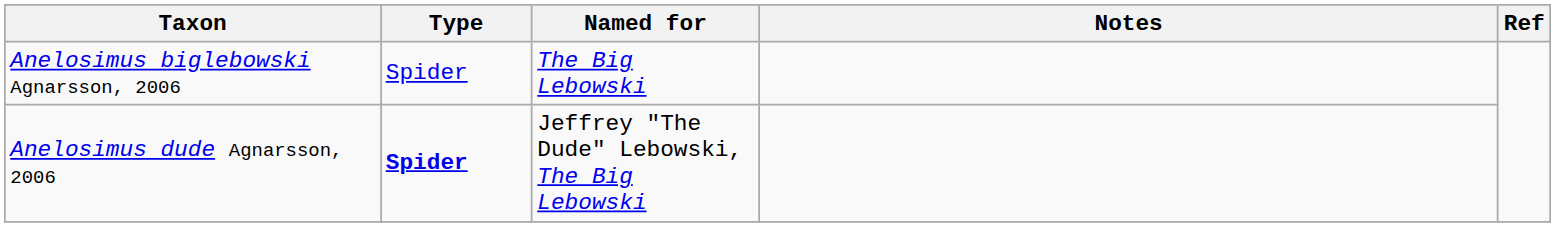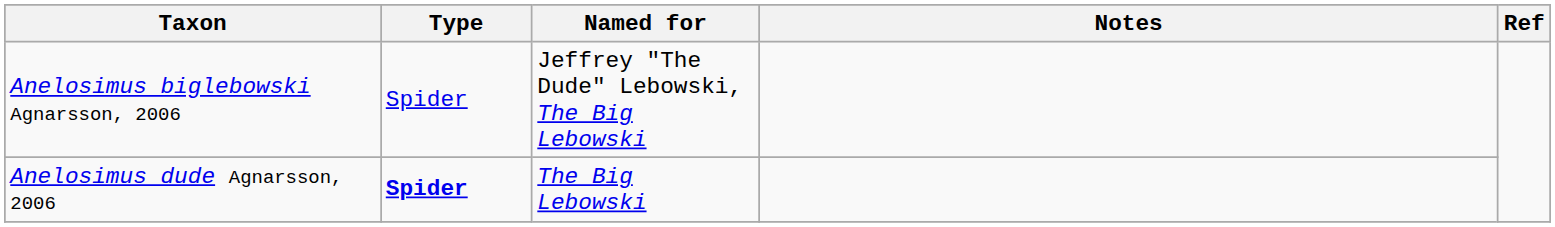(592, 74) The Big Lebowski -> (640, 100) Jeffrey "The Dude" Lebowski, The Big Lebowski
(640, 163) Jeffrey "The Dude" Lebowski, The Big Lebowski -> (592, 189) The Big Lebowski
